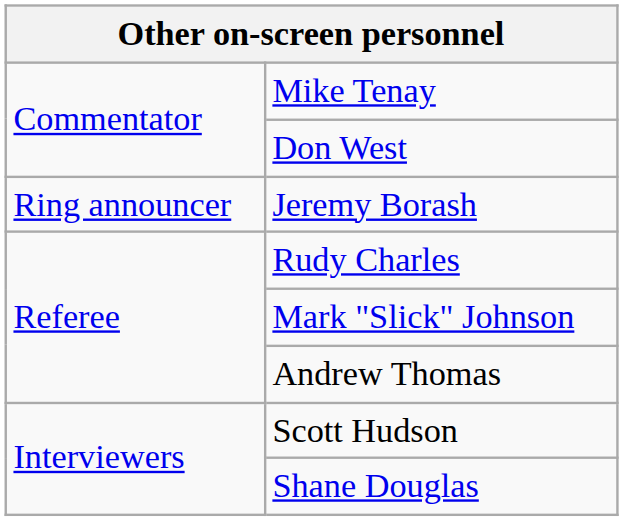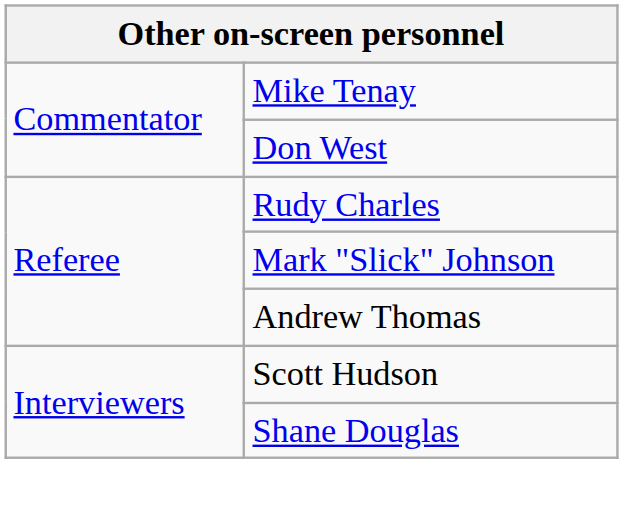- row: (375, 203)
